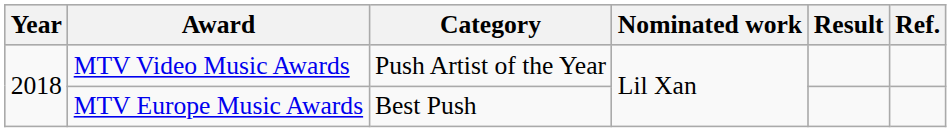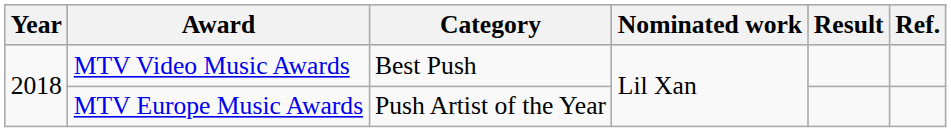(490, 65) Push Artist of the Year -> (426, 65) Best Push
(426, 106) Best Push -> (490, 106) Push Artist of the Year
